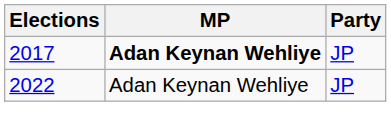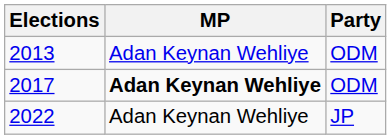+ row: (32, 52)
(342, 52) JP -> (354, 85) ODM
